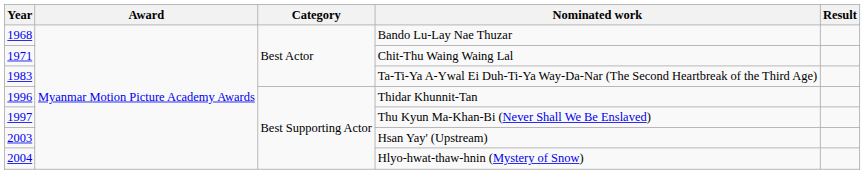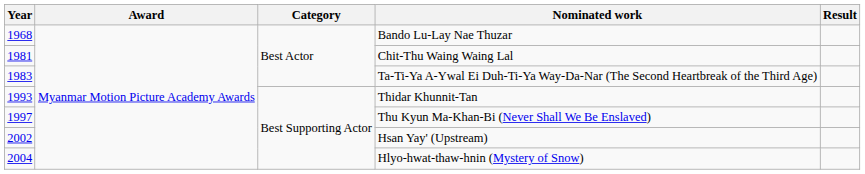(20, 56) 1971 -> (20, 56) 1981
(20, 97) 1996 -> (20, 97) 1993
(20, 138) 2003 -> (20, 138) 2002
